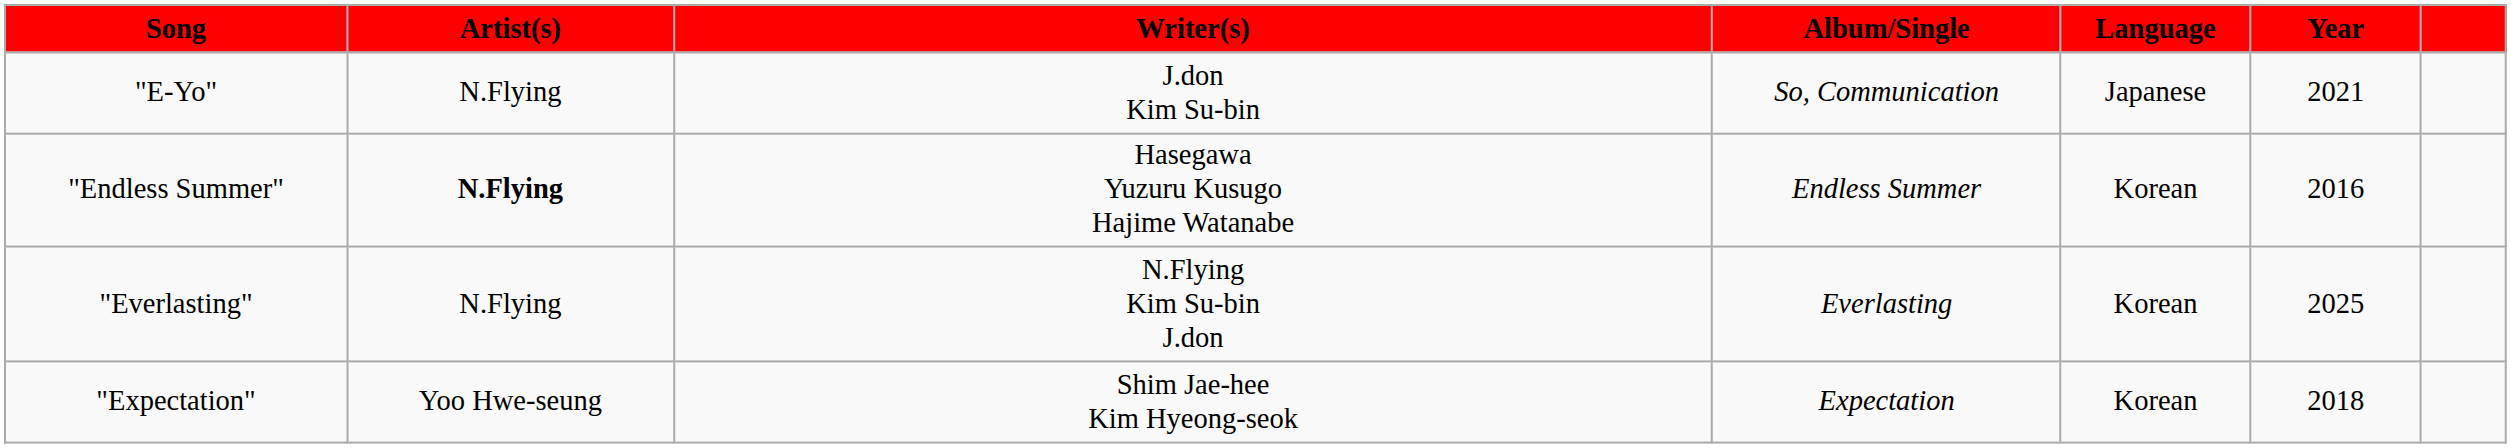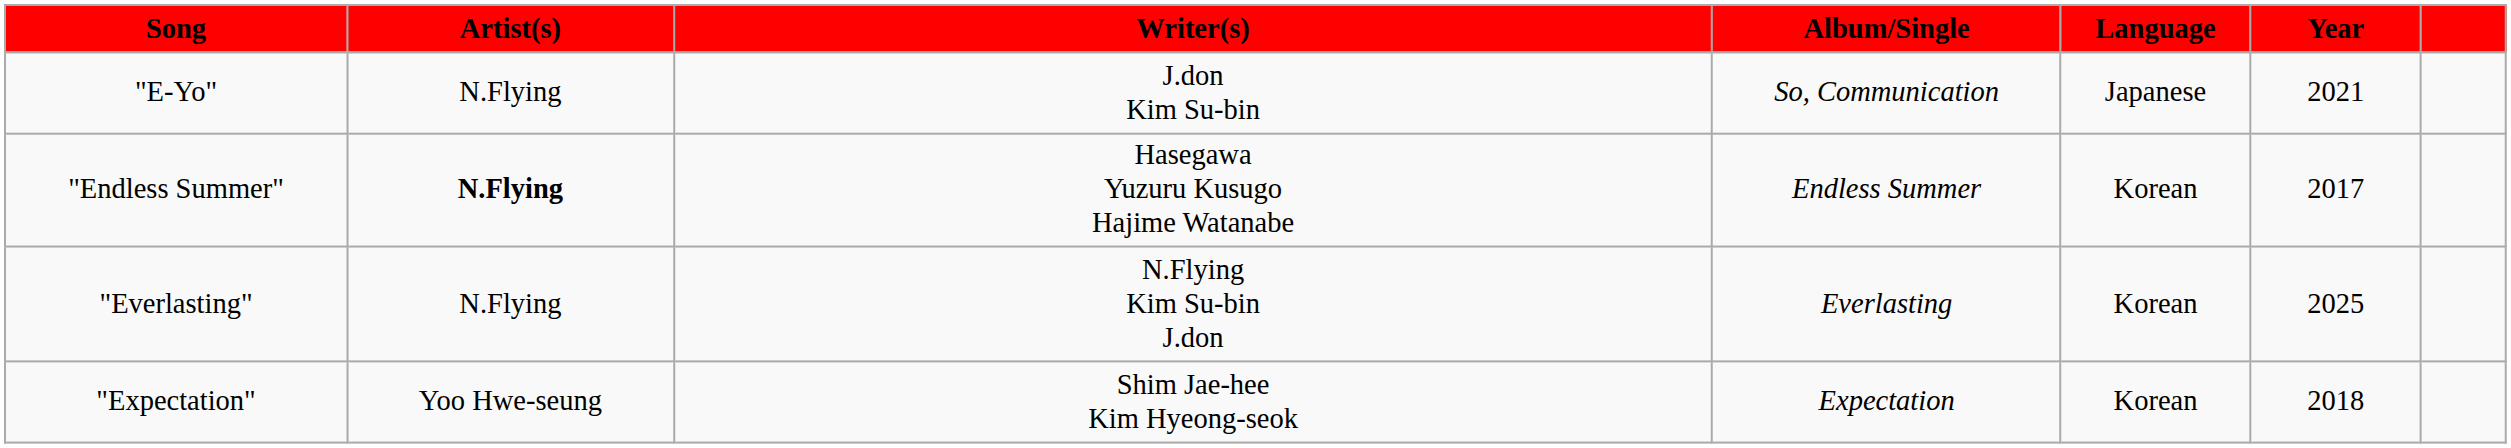(2336, 189) 2016 -> (2336, 189) 2017
